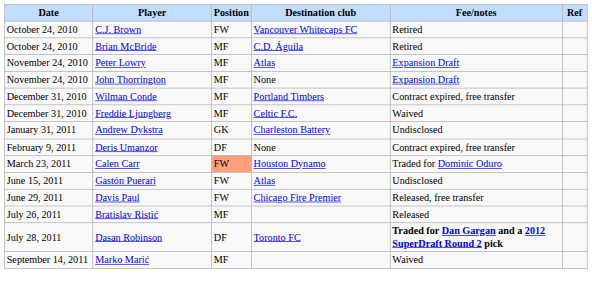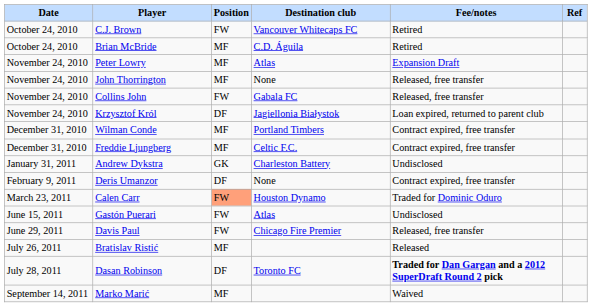(426, 80) Expansion Draft -> (438, 80) Released, free transfer
+ row: (121, 97)
+ row: (126, 113)
(408, 113) Waived -> (454, 147) Contract expired, free transfer
